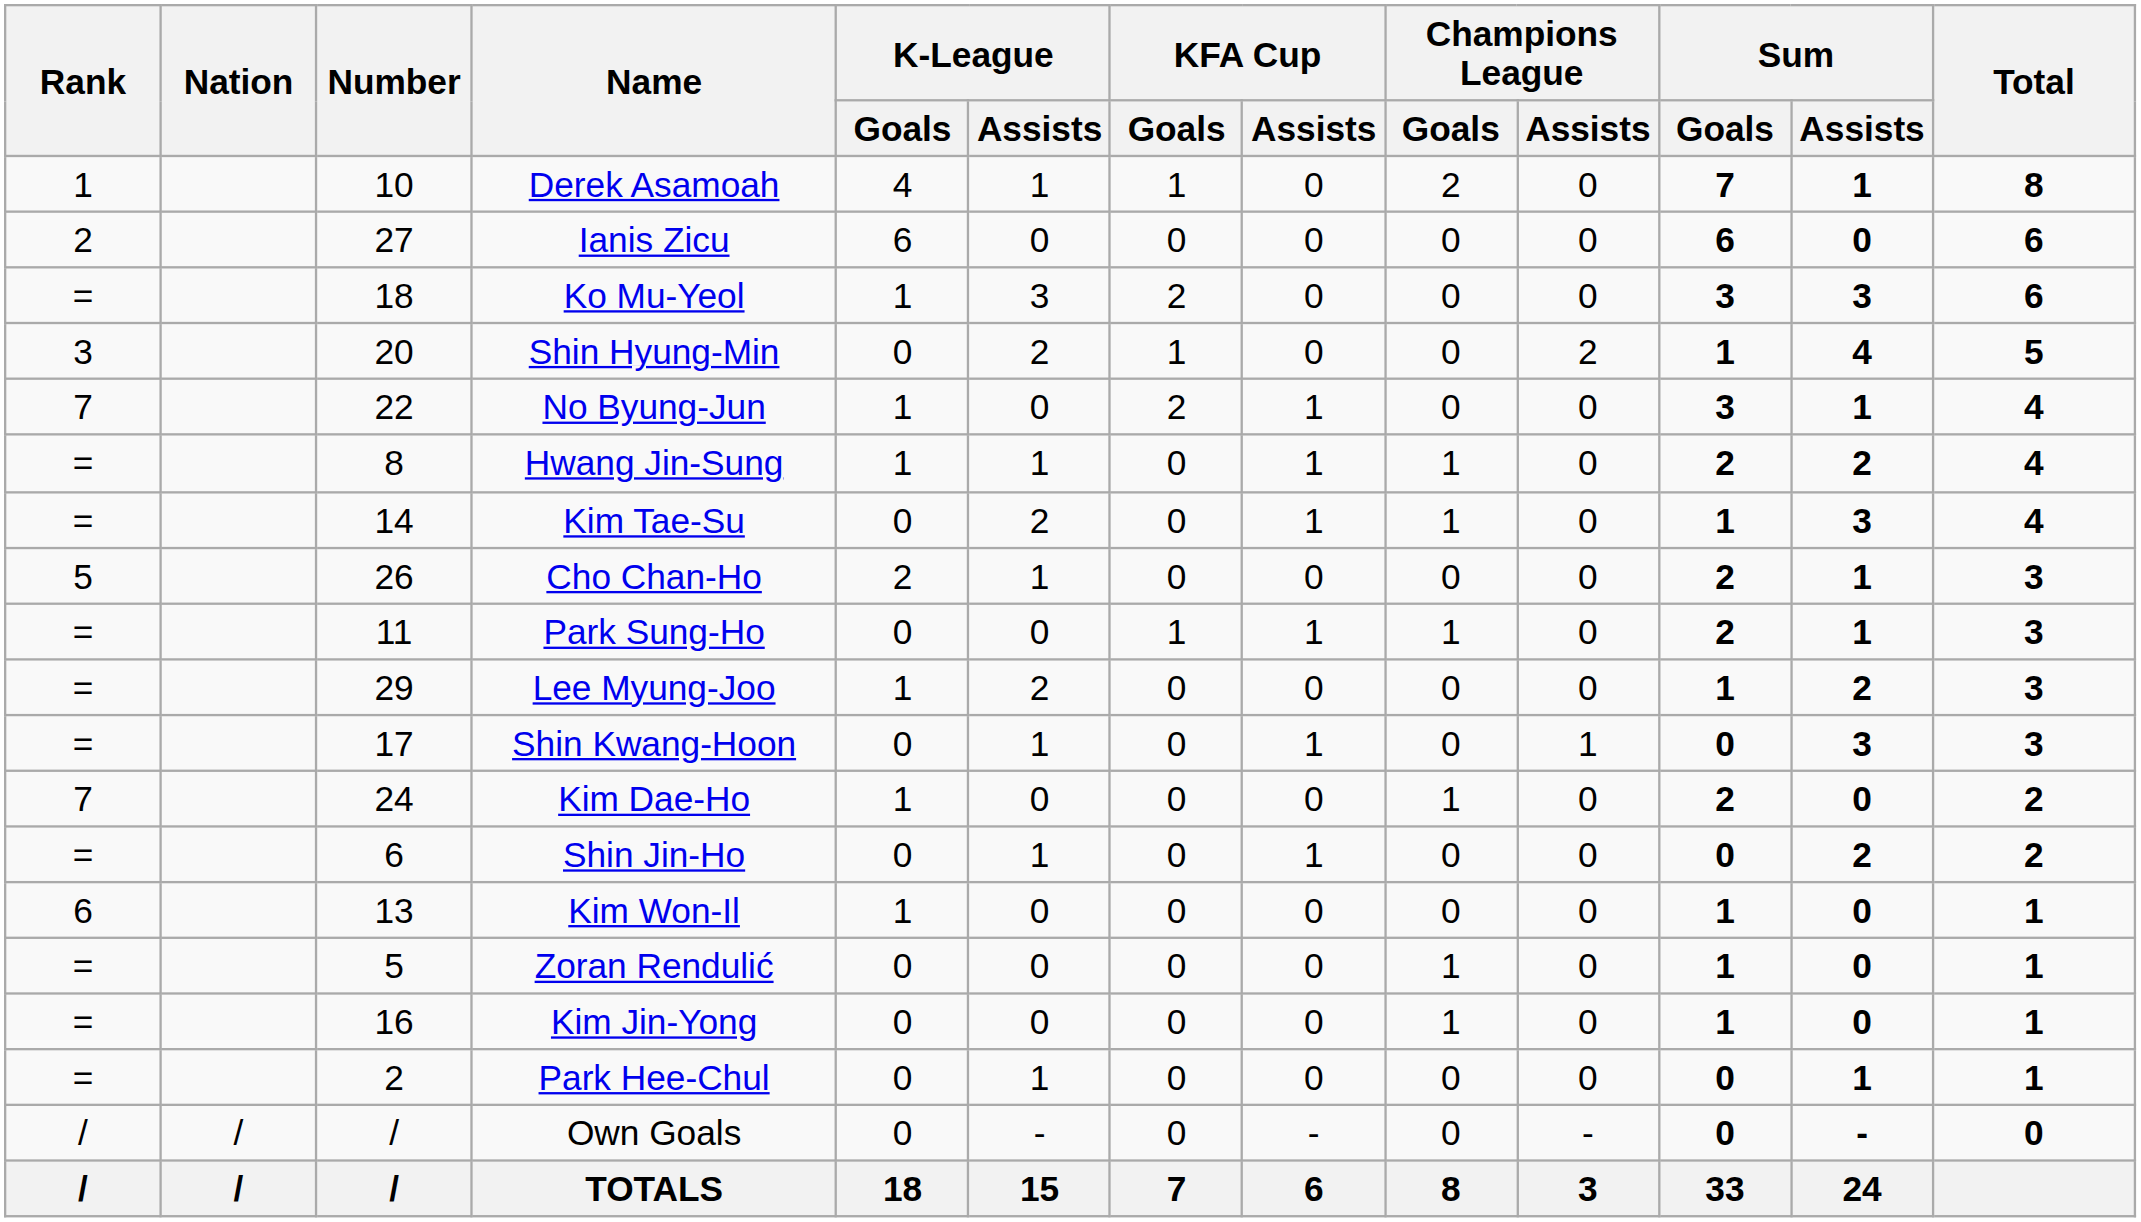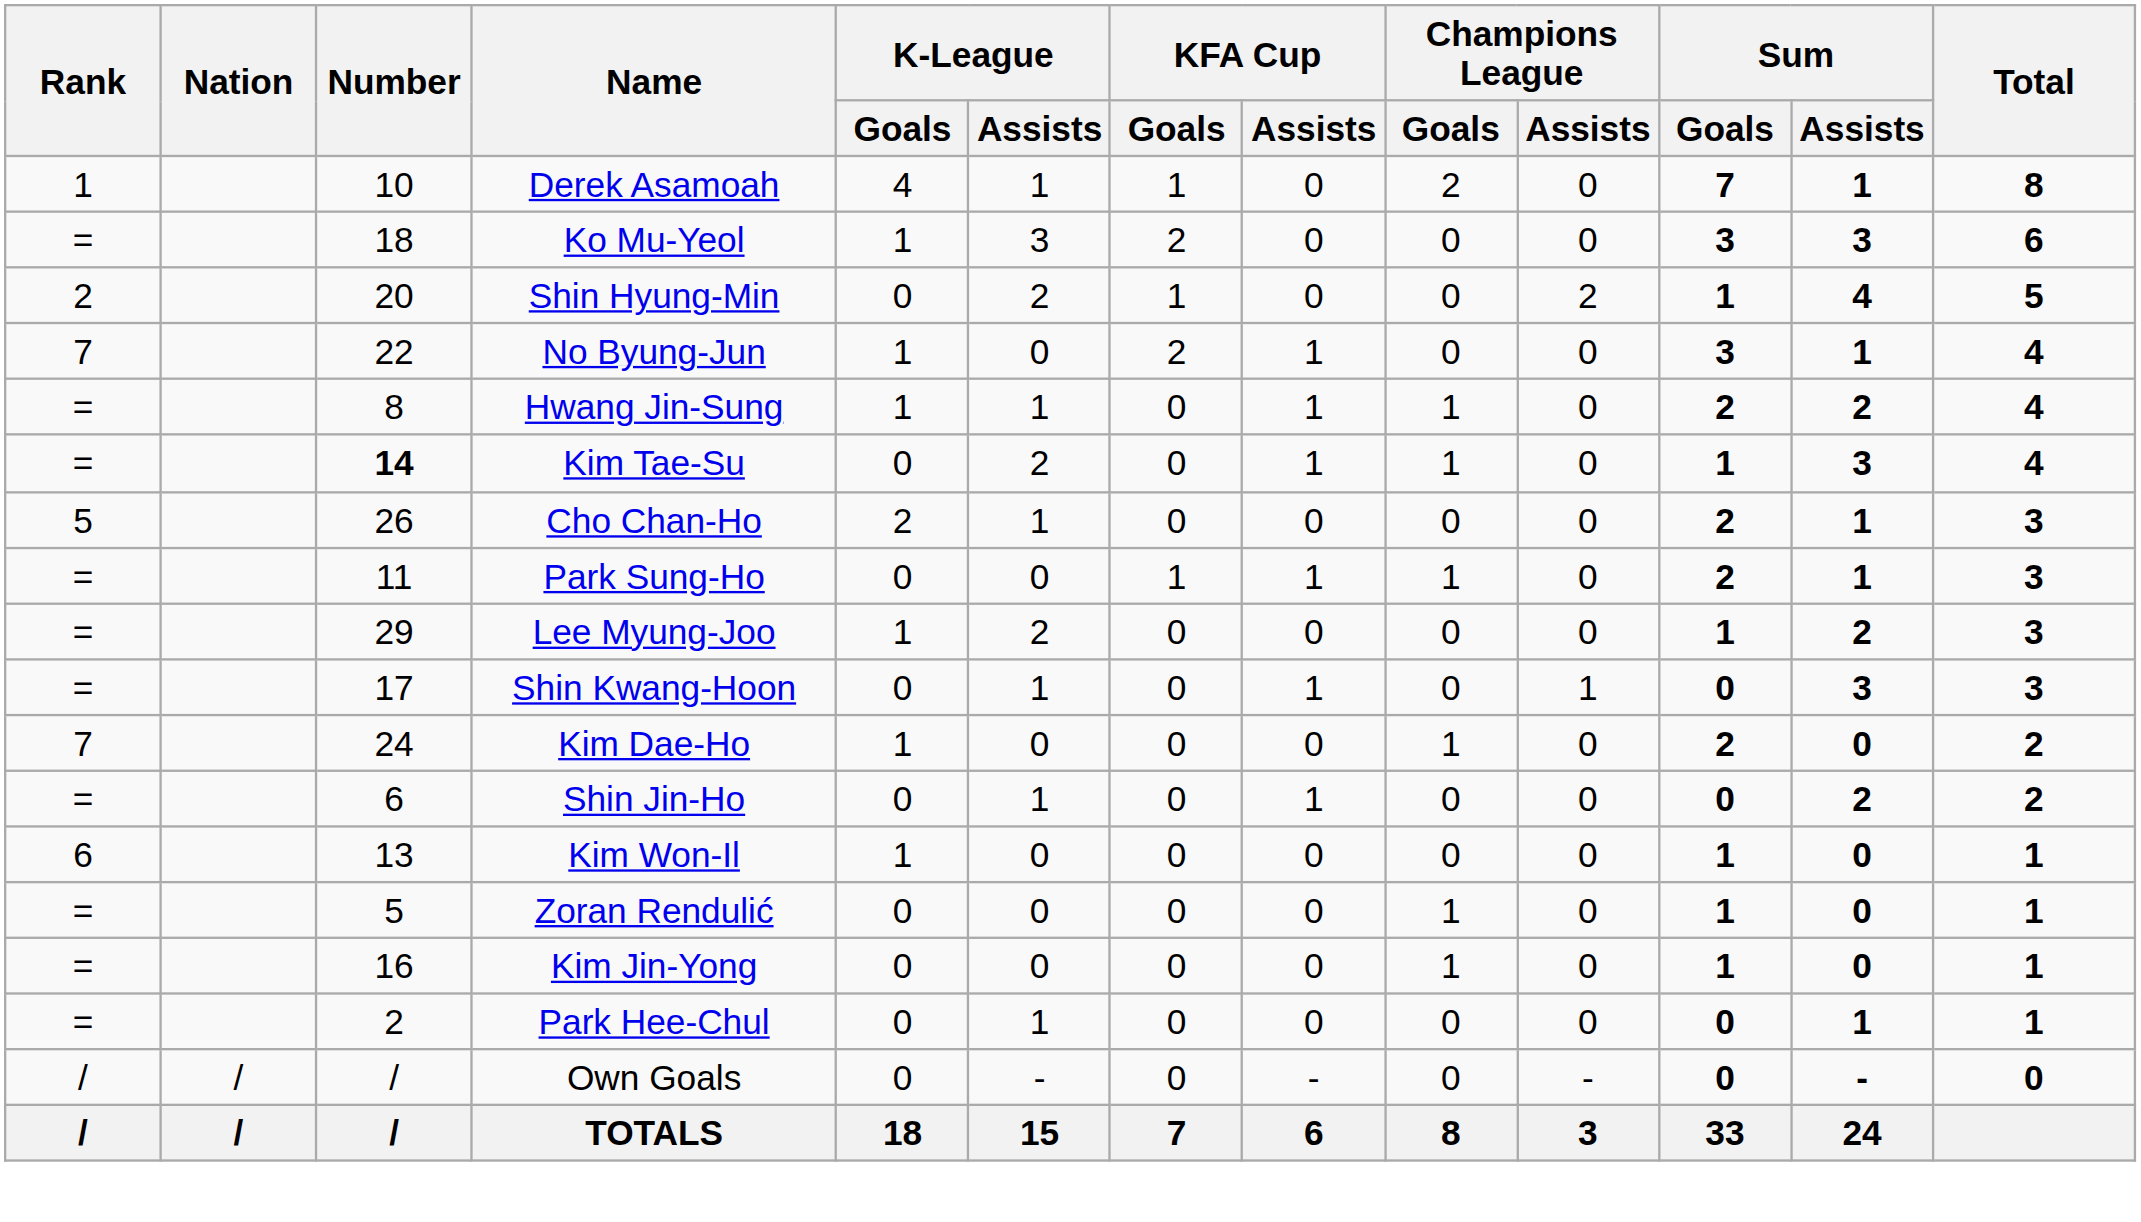- row: (654, 240)
(83, 352) 3 -> (83, 296) 2
(394, 519) normal -> (394, 463) bold
